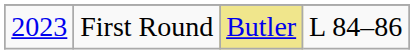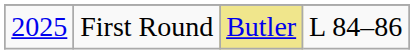(39, 26) 2023 -> (39, 26) 2025
